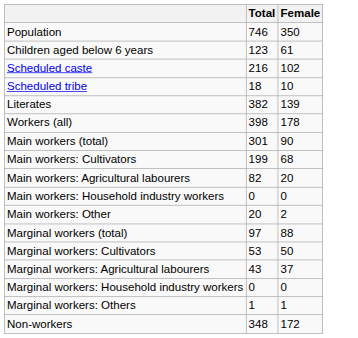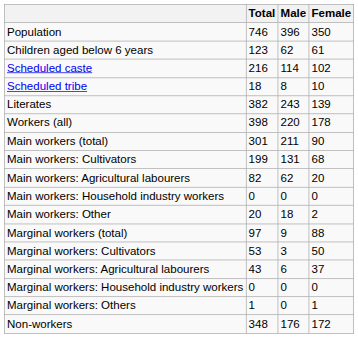+ column: (293, 13)
